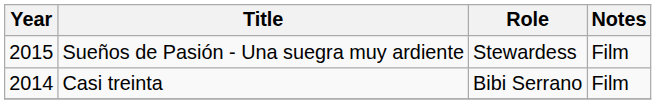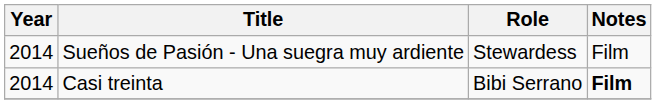(31, 51) 2015 -> (31, 51) 2014
(610, 83) normal -> (612, 83) bold
